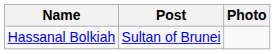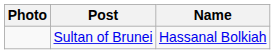columns swapped: (247, 15) <-> (61, 15)
